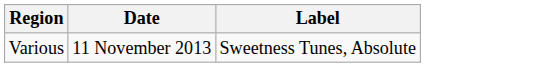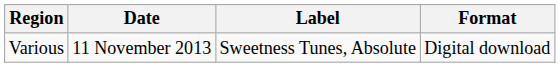+ column: (487, 18)
